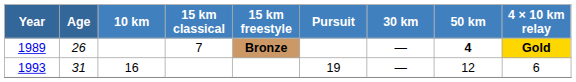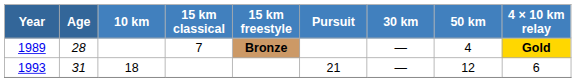(79, 48) 26 -> (79, 48) 28
(468, 48) bold -> (468, 48) normal
(132, 68) 16 -> (132, 68) 18
(334, 68) 19 -> (334, 68) 21
